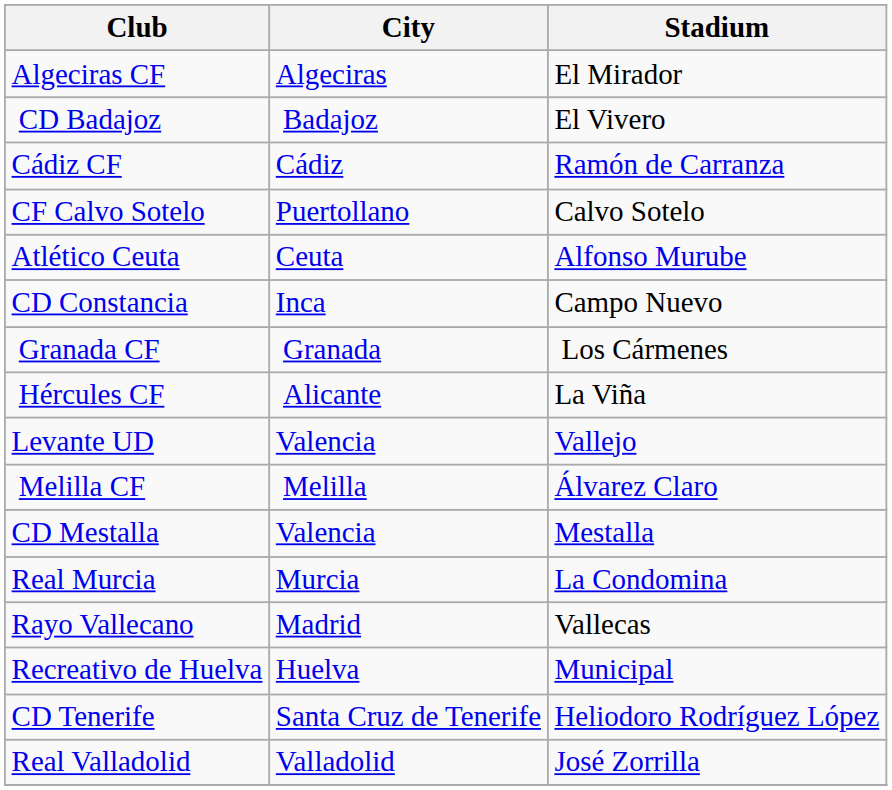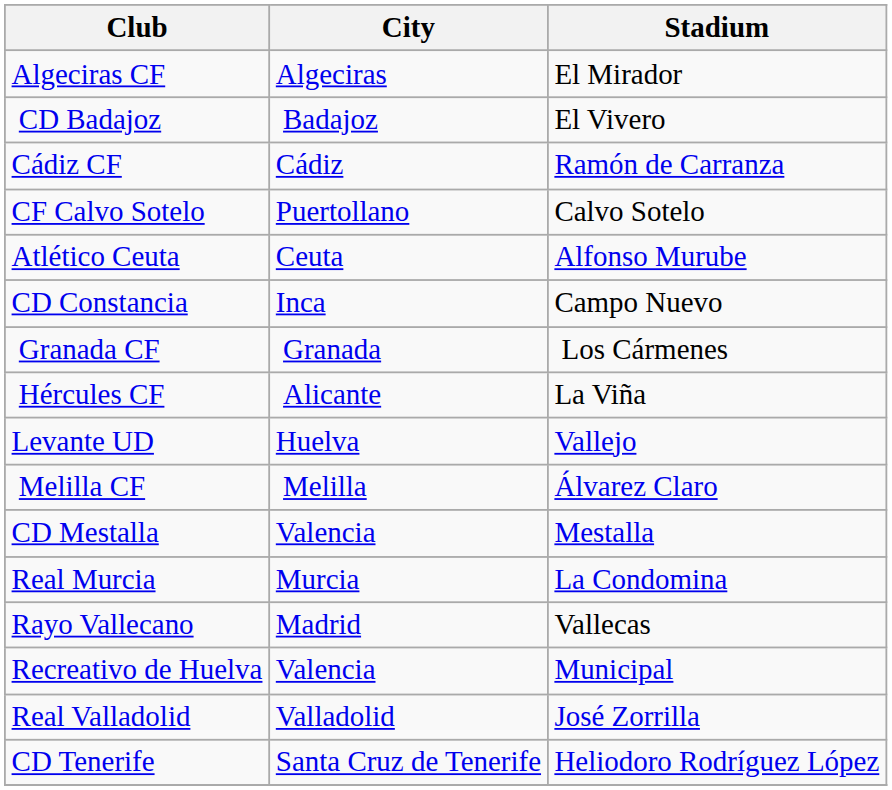(326, 440) Valencia -> (318, 440) Huelva
(318, 670) Huelva -> (326, 670) Valencia
rows swapped: (83, 716) <-> (101, 762)
